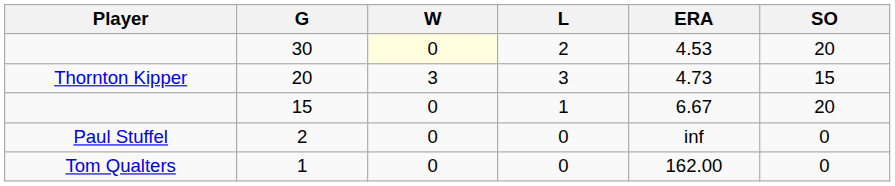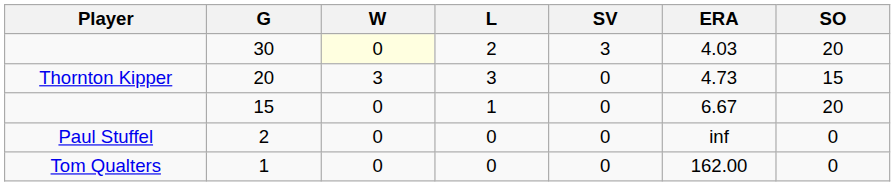+ column: (605, 19)
(694, 48) 4.53 -> (719, 48) 4.03
